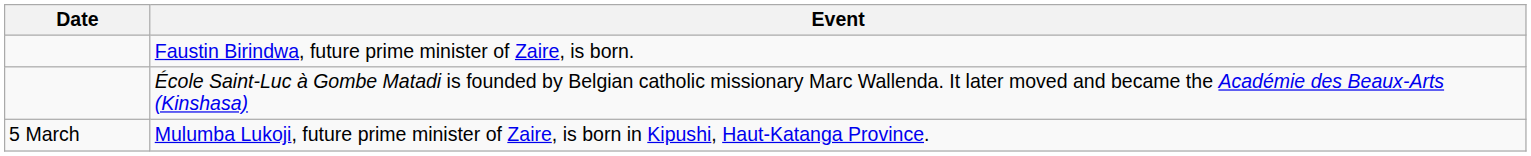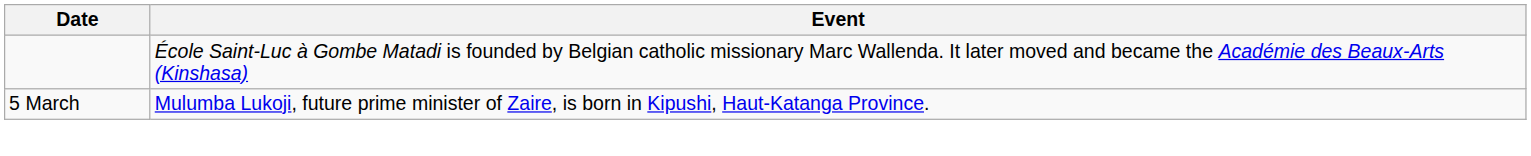- row: (395, 50)
